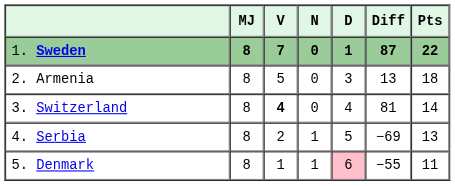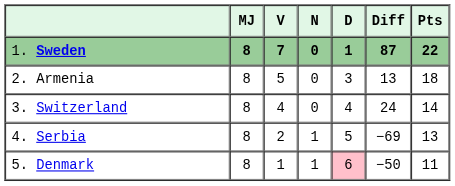(281, 108) bold -> (281, 108) normal
(388, 108) 81 -> (388, 108) 24
(388, 166) −55 -> (388, 166) −50
